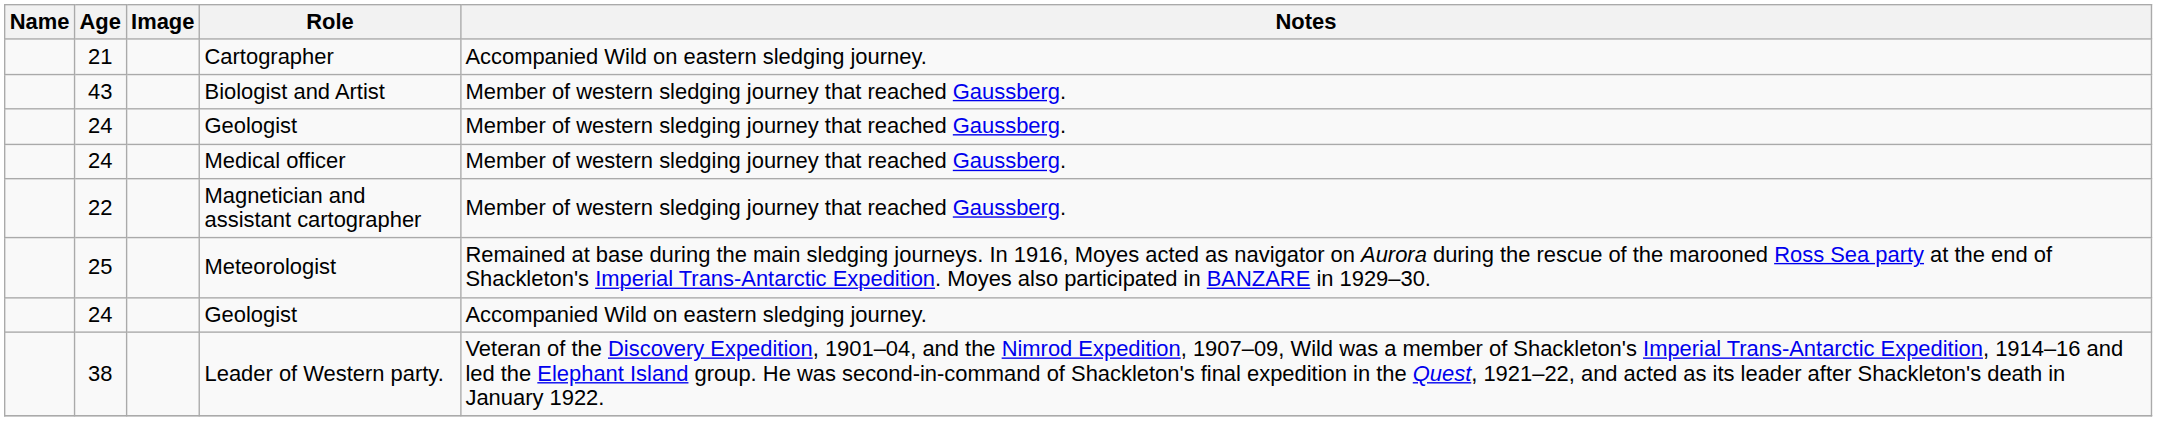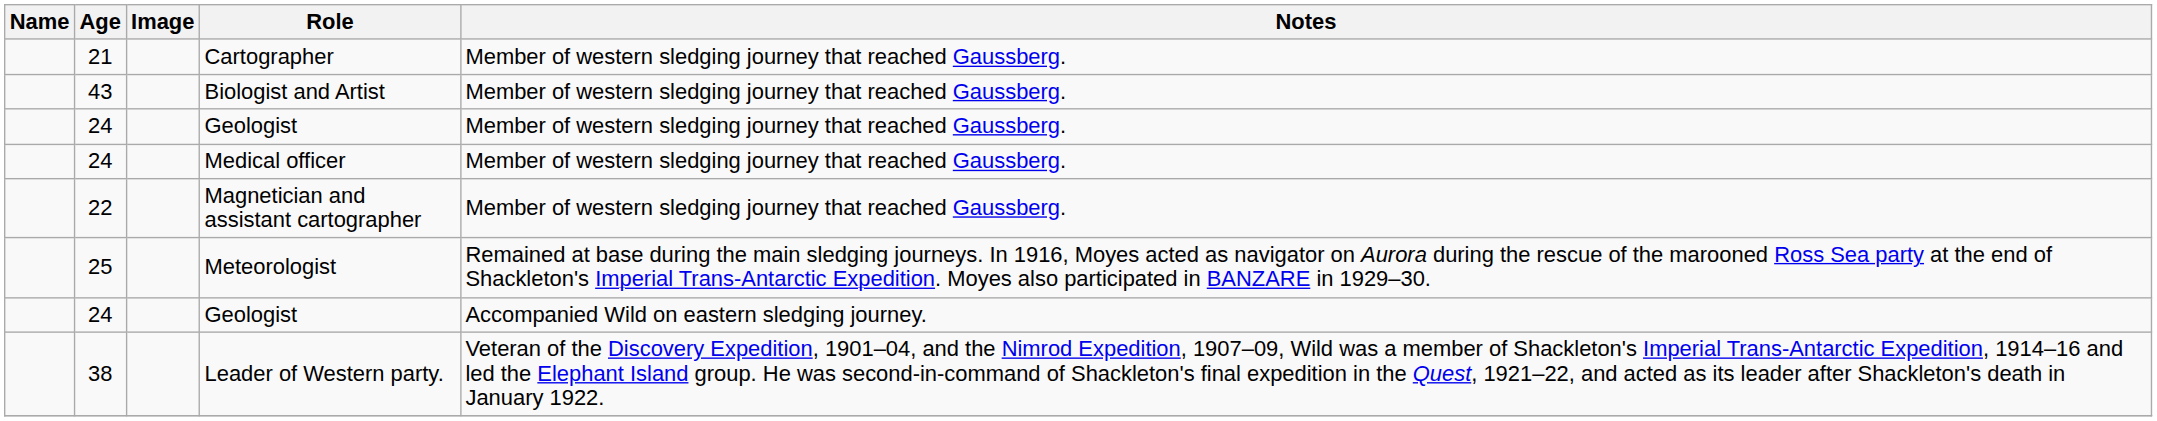(696, 56) Accompanied Wild on eastern sledging journey. -> (766, 56) Member of western sledging journey that reached Gaussberg.
